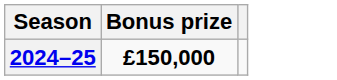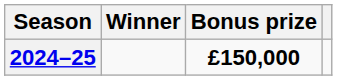+ column: (143, 22)
